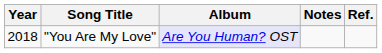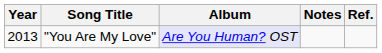(23, 36) 2018 -> (23, 36) 2013
